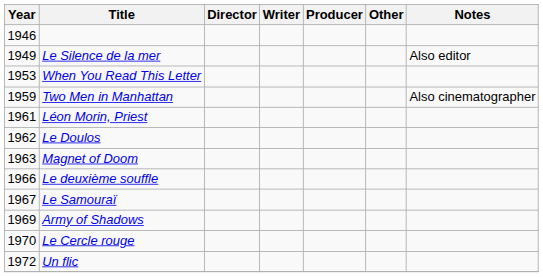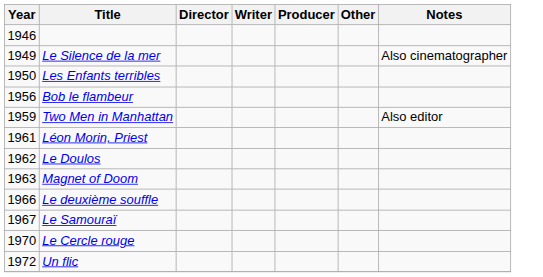(440, 55) Also editor -> (444, 55) Also cinematographer
+ row: (22, 76)
- row: (22, 76)
+ row: (22, 96)
(472, 96) Also cinematographer -> (412, 117) Also editor
- row: (22, 220)
